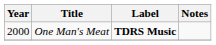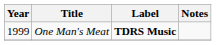(18, 31) 2000 -> (18, 31) 1999
